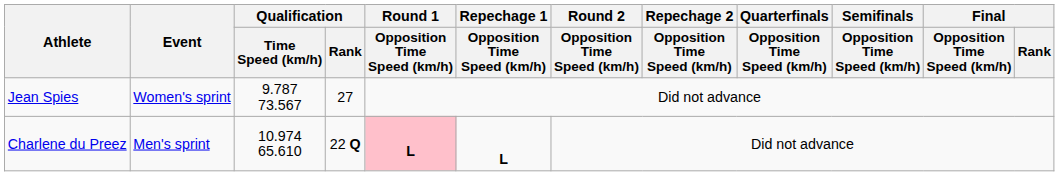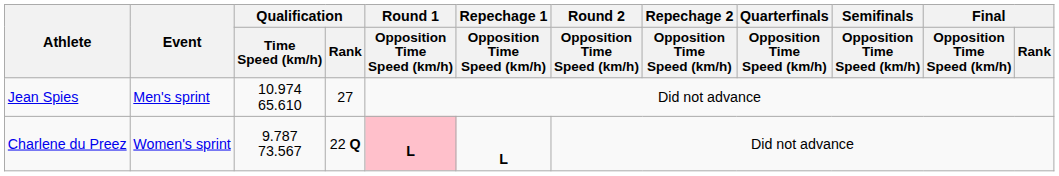(182, 98) Women's sprint -> (171, 98) Men's sprint
(280, 98) 9.787 73.567 -> (280, 98) 10.974 65.610
(171, 144) Men's sprint -> (182, 144) Women's sprint
(280, 144) 10.974 65.610 -> (280, 144) 9.787 73.567
